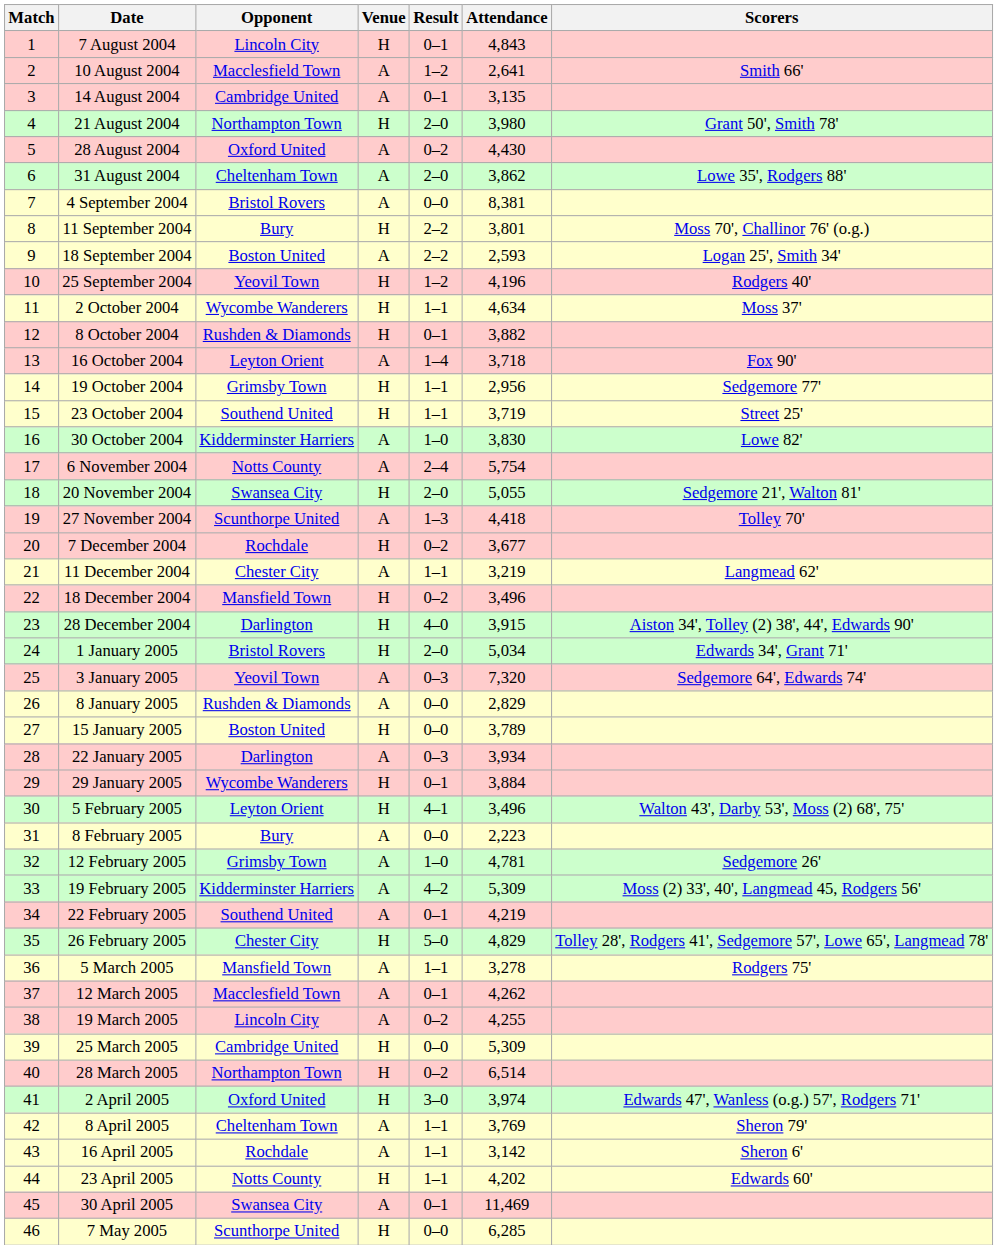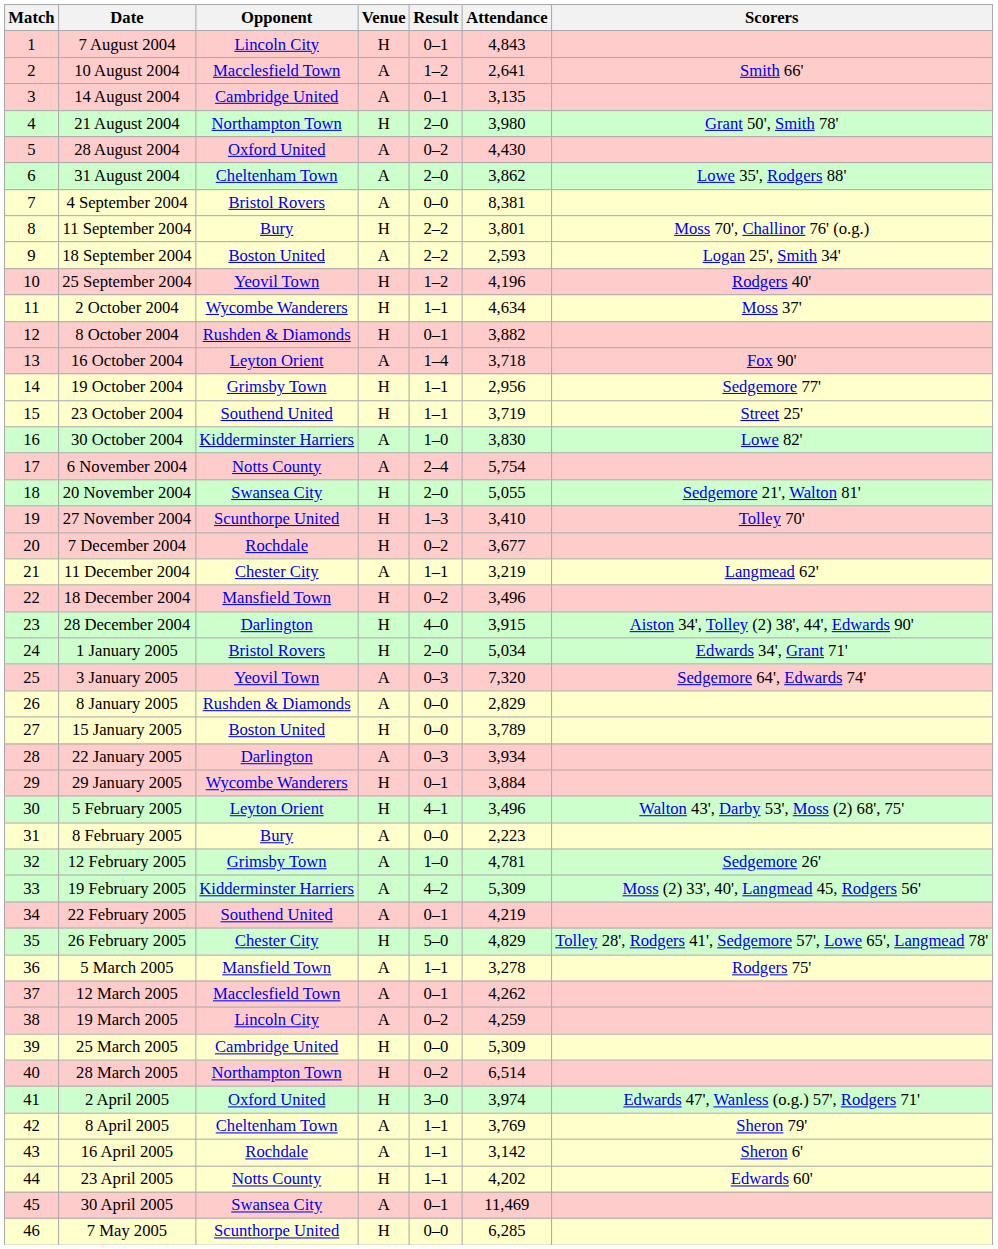(384, 519) A -> (384, 519) H
(507, 519) 4,418 -> (507, 519) 3,410
(507, 1020) 4,255 -> (507, 1020) 4,259
